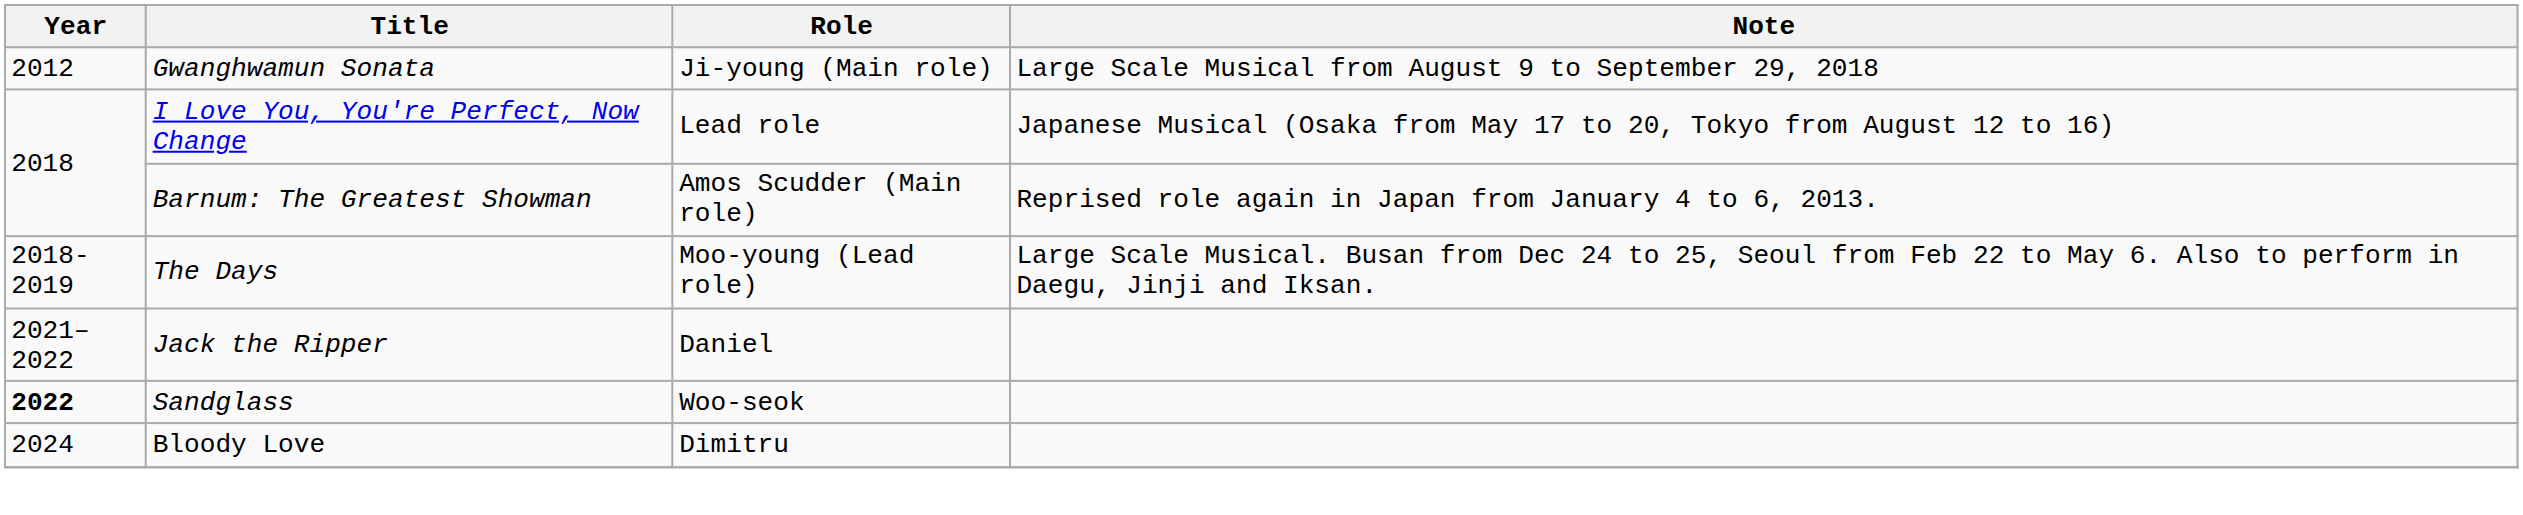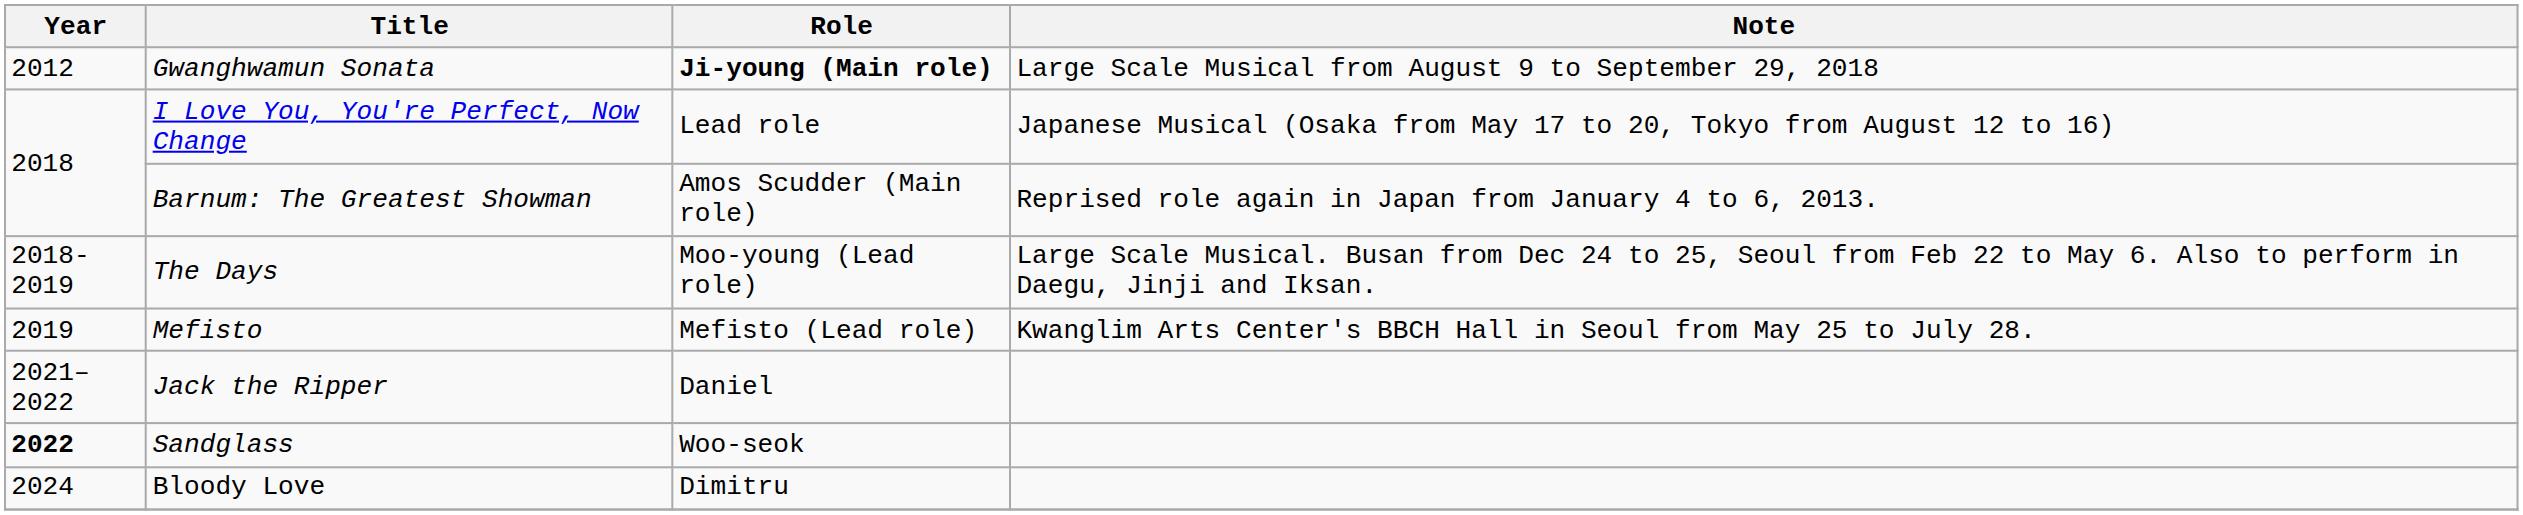(836, 69) normal -> (836, 69) bold
+ row: (208, 330)
